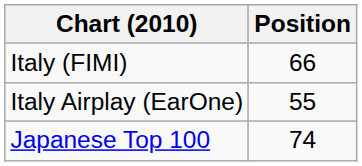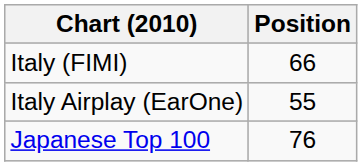(303, 140) 74 -> (303, 140) 76
